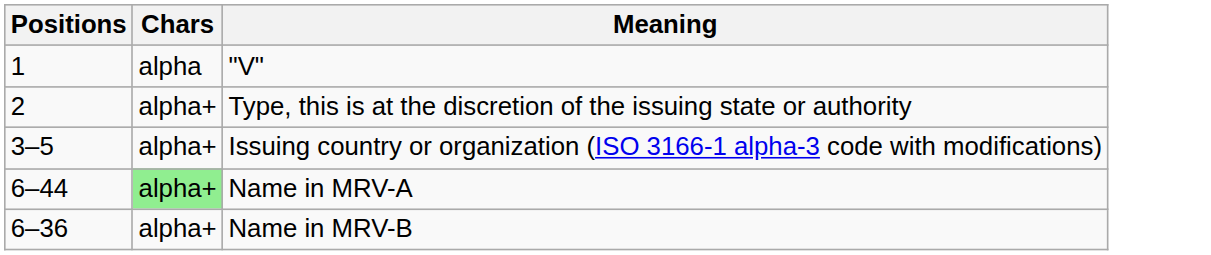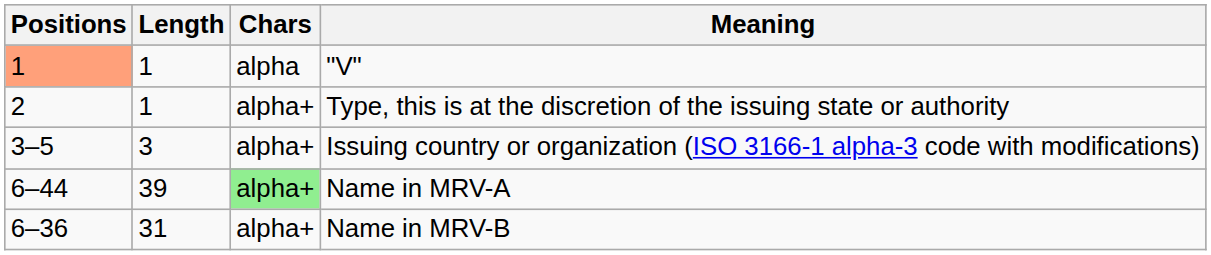+ column: (181, 24)
(18, 65) no background -> (18, 65) lightsalmon background
